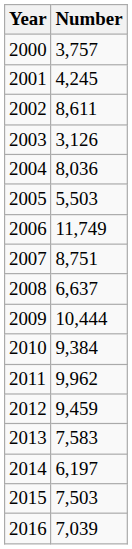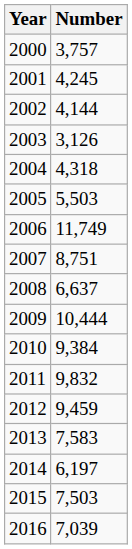(76, 109) 8,611 -> (77, 109) 4,144
(77, 169) 8,036 -> (77, 169) 4,318
(77, 378) 9,962 -> (77, 378) 9,832
